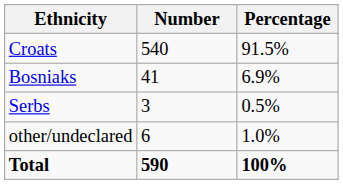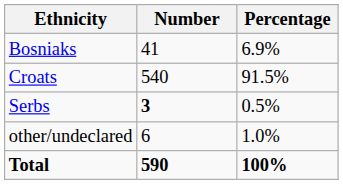rows swapped: (33, 48) <-> (43, 77)
(146, 106) normal -> (146, 106) bold
